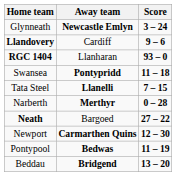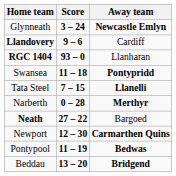columns swapped: (155, 12) <-> (97, 12)
